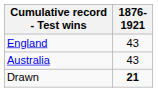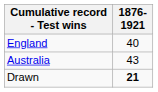(133, 43) 43 -> (133, 43) 40
